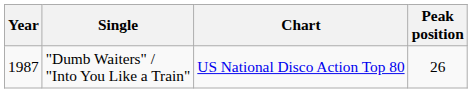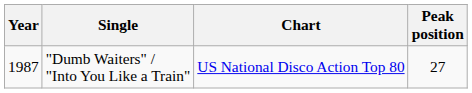(438, 66) 26 -> (438, 66) 27
